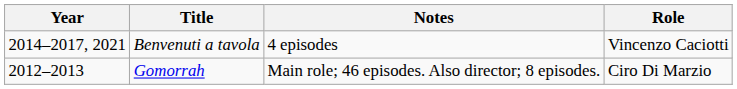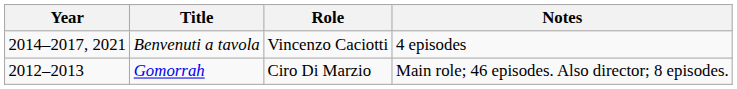columns swapped: (668, 17) <-> (434, 17)
